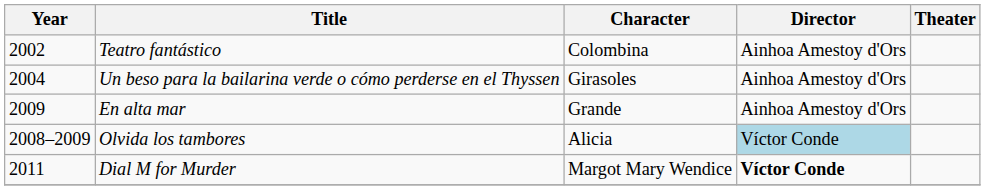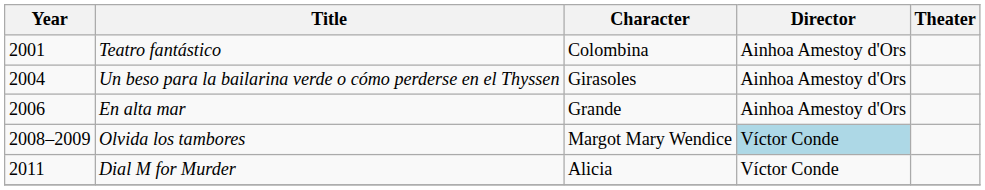(27, 49) 2002 -> (27, 49) 2001
(27, 109) 2009 -> (27, 109) 2006
(590, 139) Alicia -> (650, 139) Margot Mary Wendice
(650, 169) Margot Mary Wendice -> (590, 169) Alicia
(792, 169) bold -> (790, 169) normal
